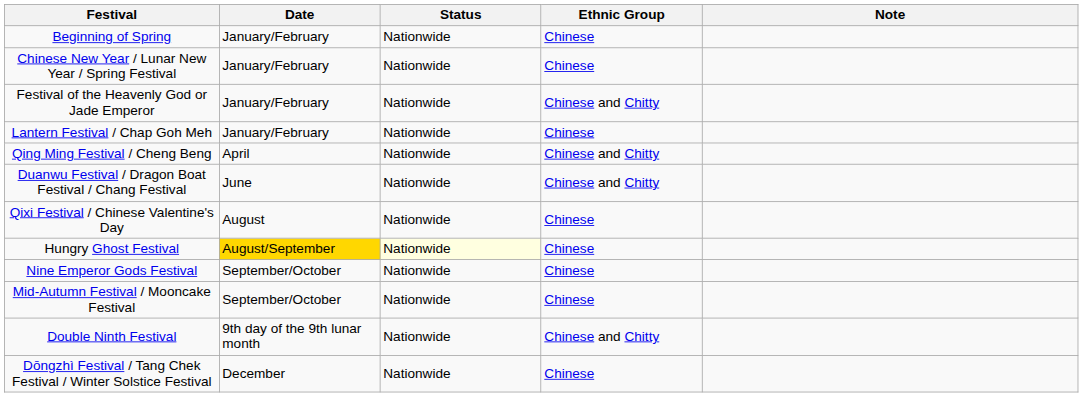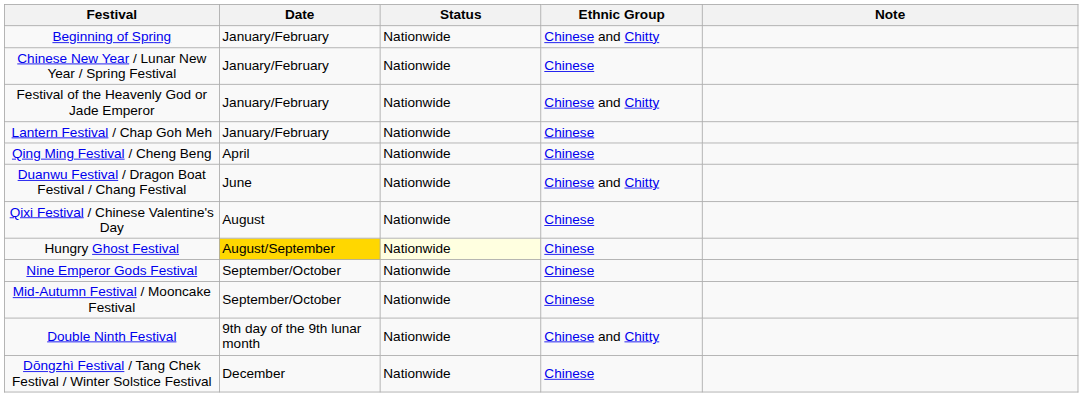(569, 36) Chinese -> (602, 36) Chinese and Chitty
(602, 153) Chinese and Chitty -> (569, 153) Chinese
